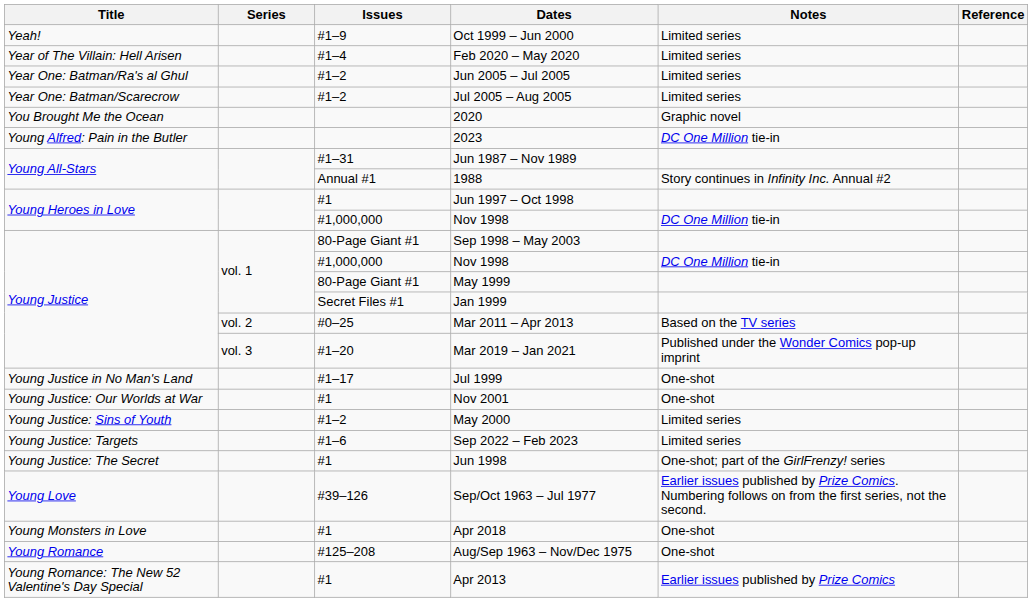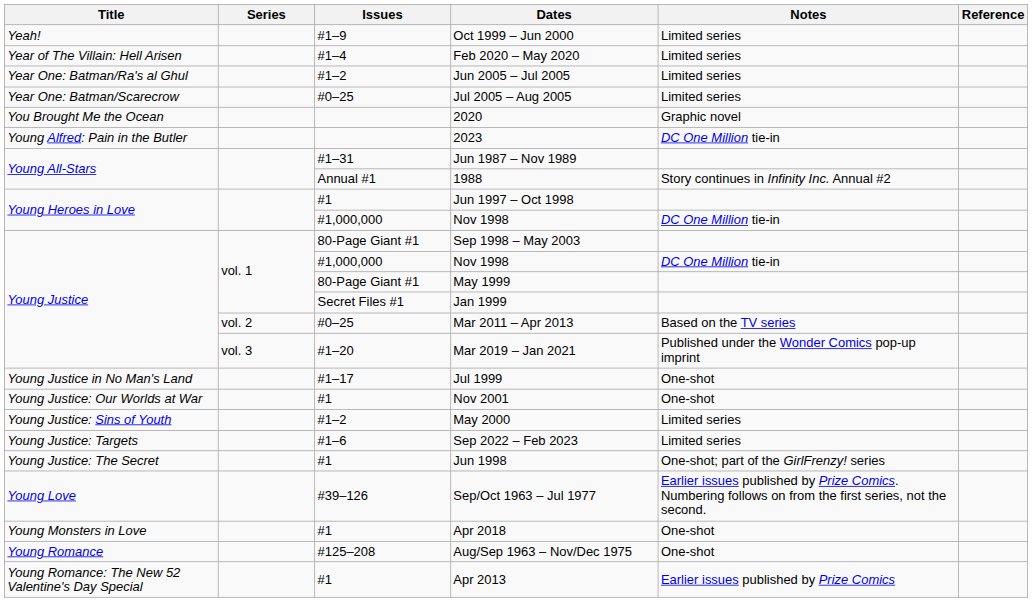(332, 96) #1–2 -> (336, 96) #0–25
